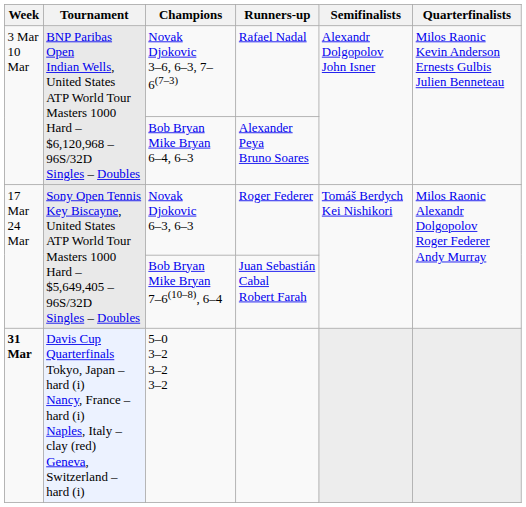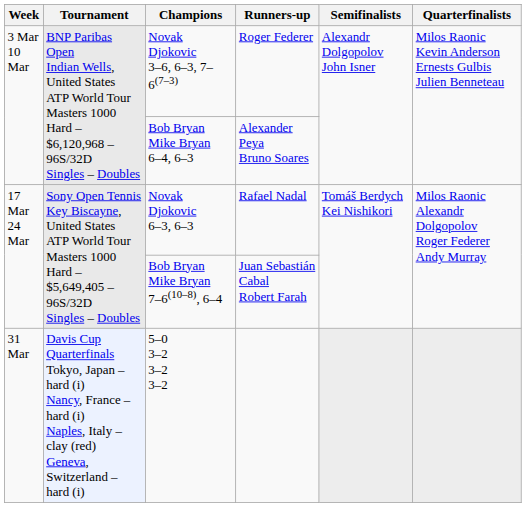(273, 36) Rafael Nadal -> (276, 36) Roger Federer
(276, 195) Roger Federer -> (273, 195) Rafael Nadal
(20, 346) bold -> (18, 346) normal
